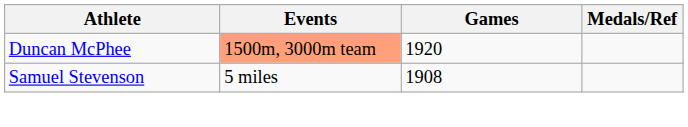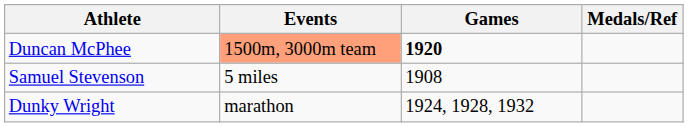(424, 48) normal -> (424, 48) bold
+ row: (62, 106)
